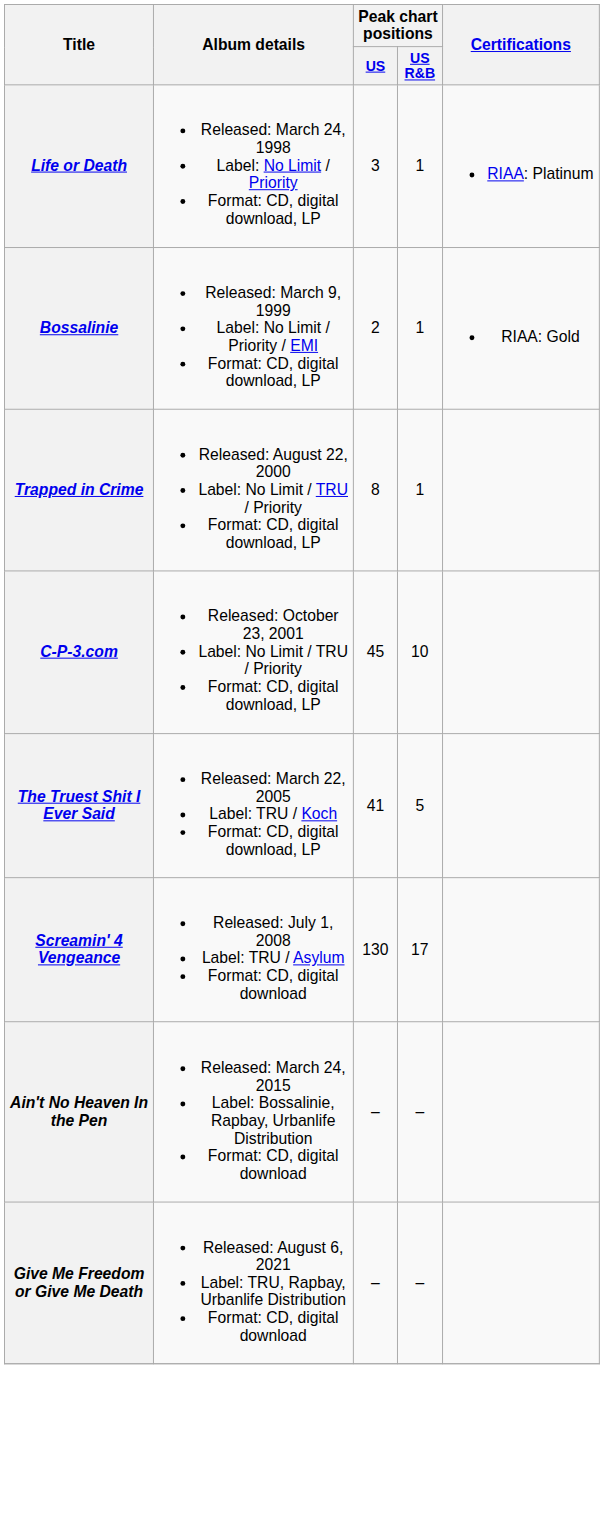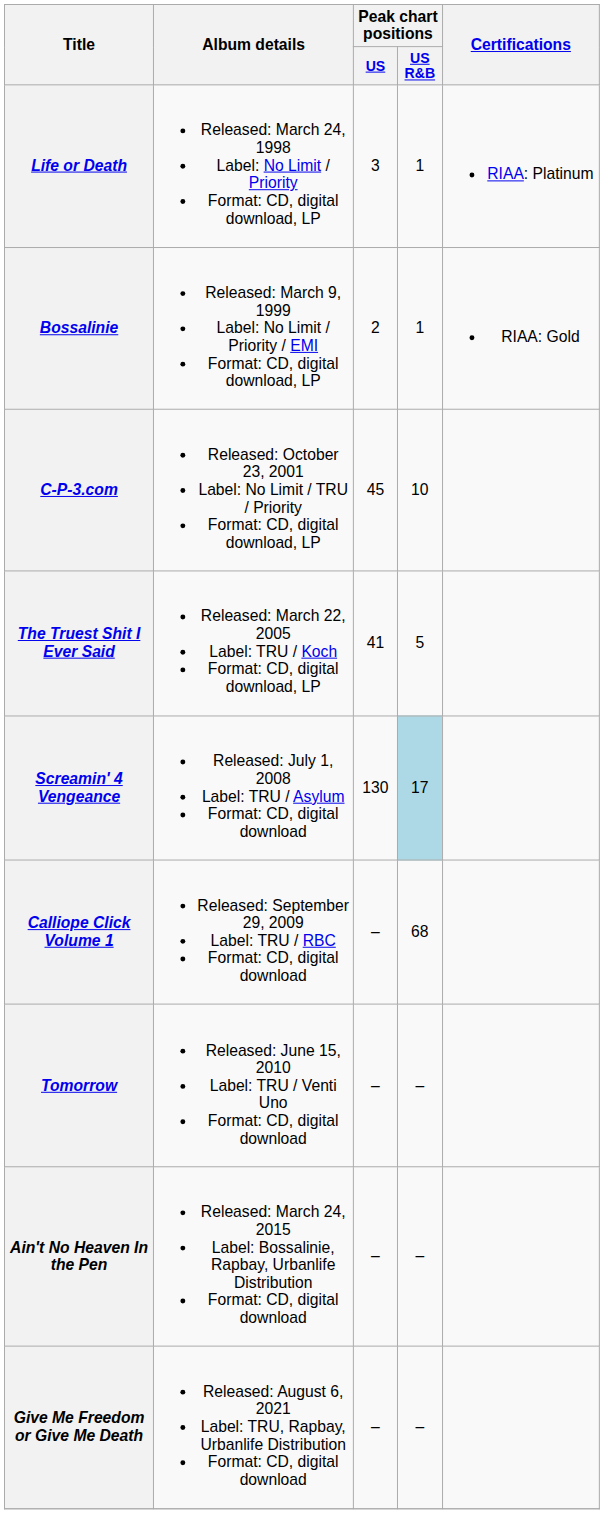- row: (79, 490)
(420, 949) no background -> (420, 787) lightblue background
+ row: (79, 932)
+ row: (79, 1085)
